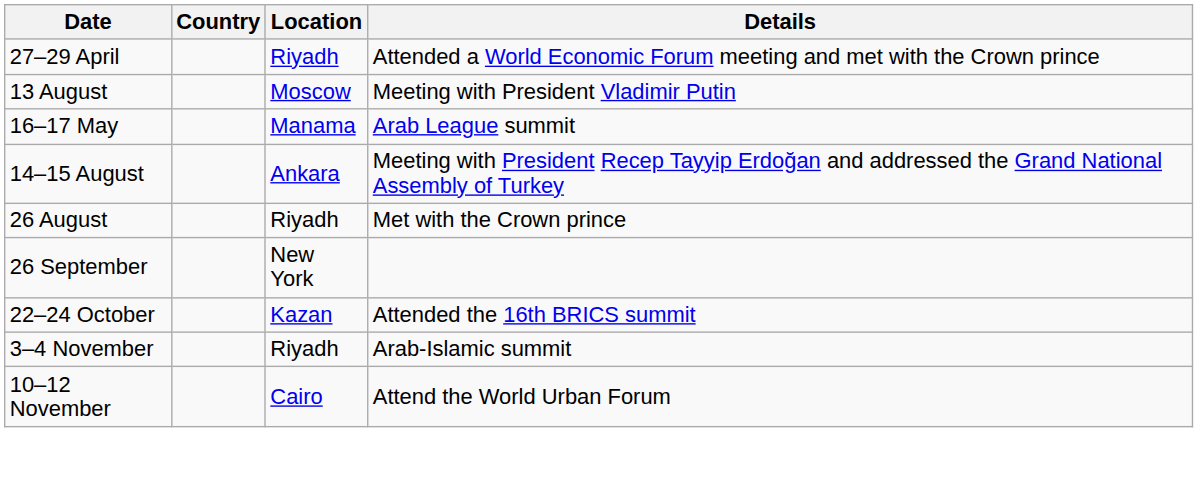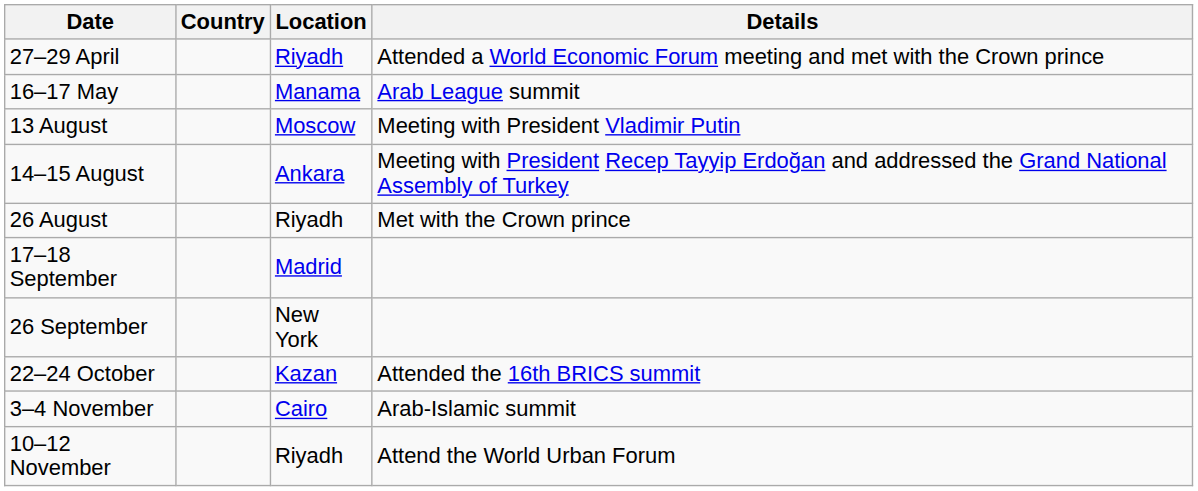rows swapped: (64, 126) <-> (58, 91)
+ row: (63, 267)
(304, 349) Riyadh -> (301, 408) Cairo
(297, 396) Cairo -> (309, 455) Riyadh
